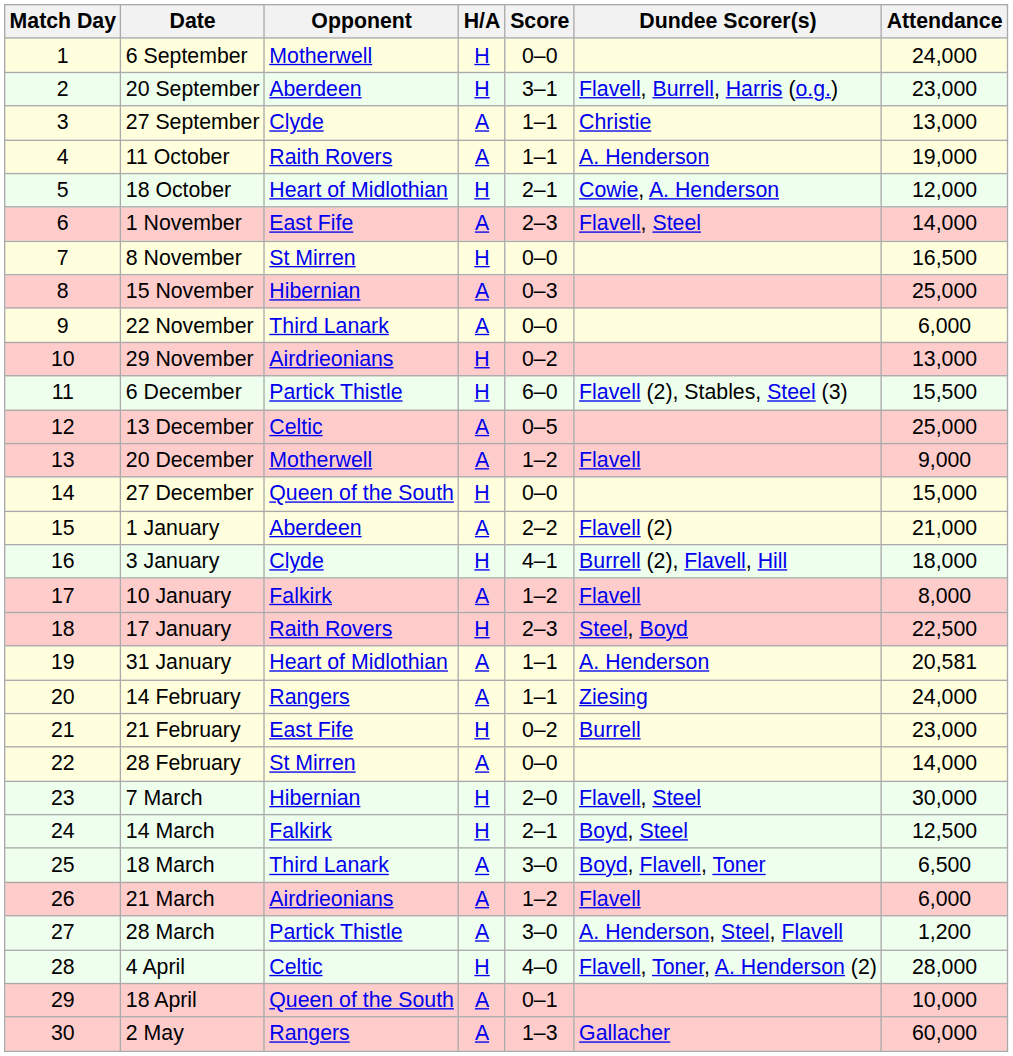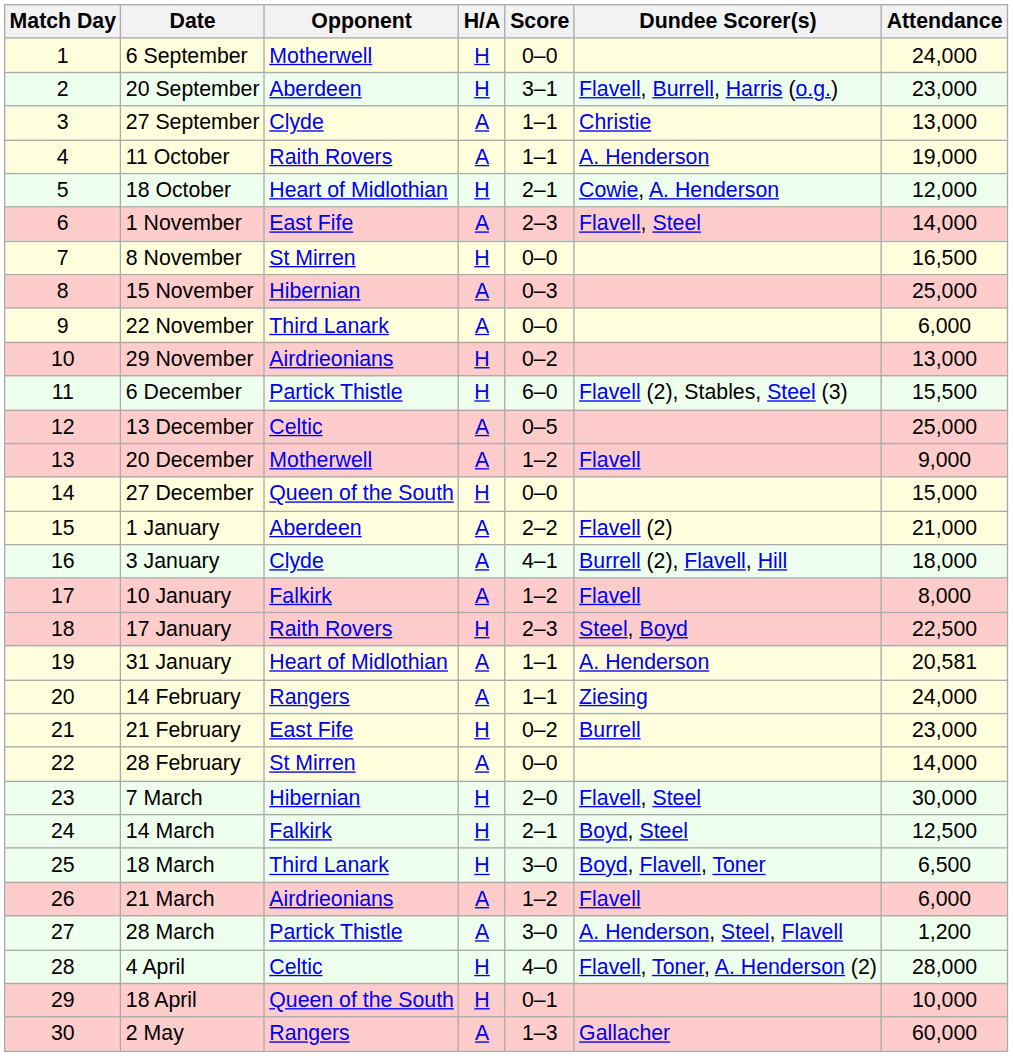(482, 561) H -> (482, 561) A
(482, 865) A -> (482, 865) H
(482, 1000) A -> (482, 1000) H
